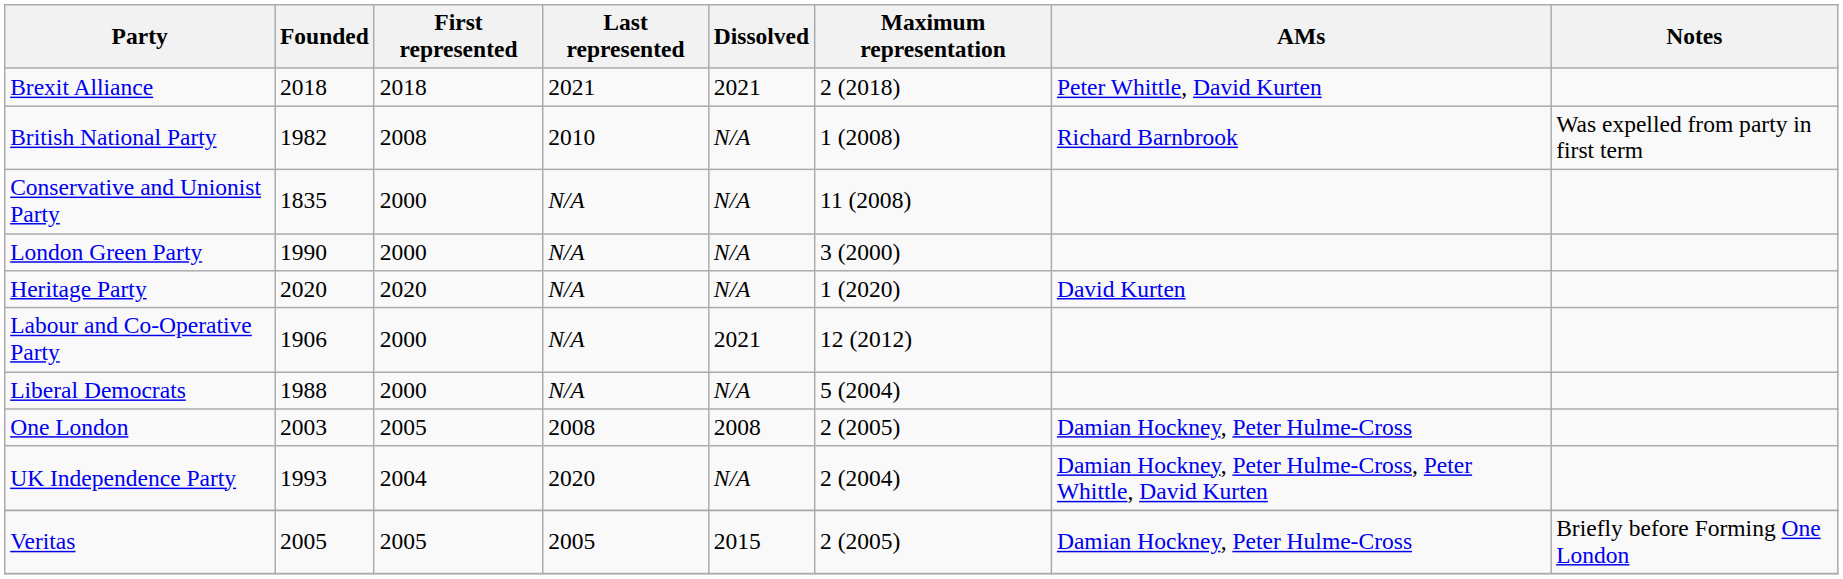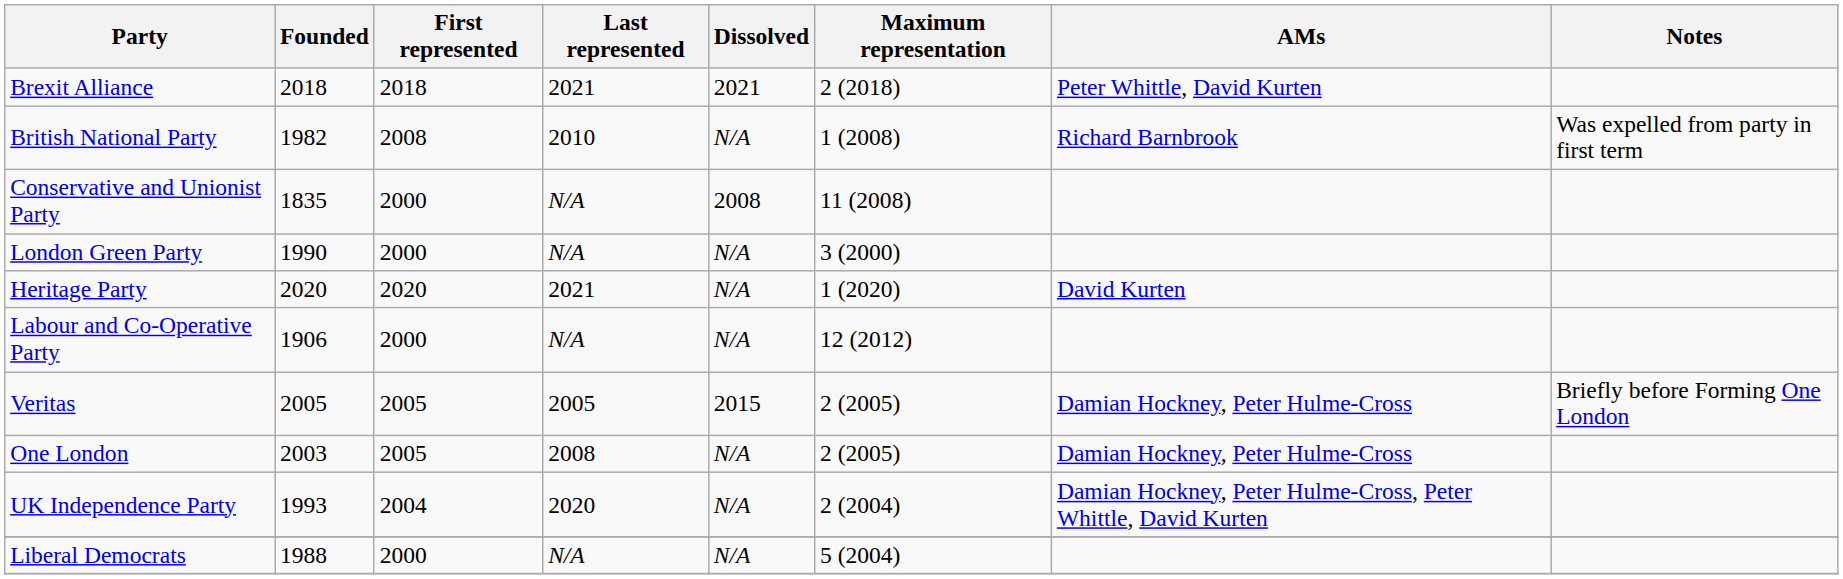(732, 201) N/A -> (737, 201) 2008
(566, 289) N/A -> (572, 289) 2021
(737, 339) 2021 -> (732, 339) N/A
rows swapped: (98, 390) <-> (43, 541)
(737, 427) 2008 -> (732, 453) N/A
